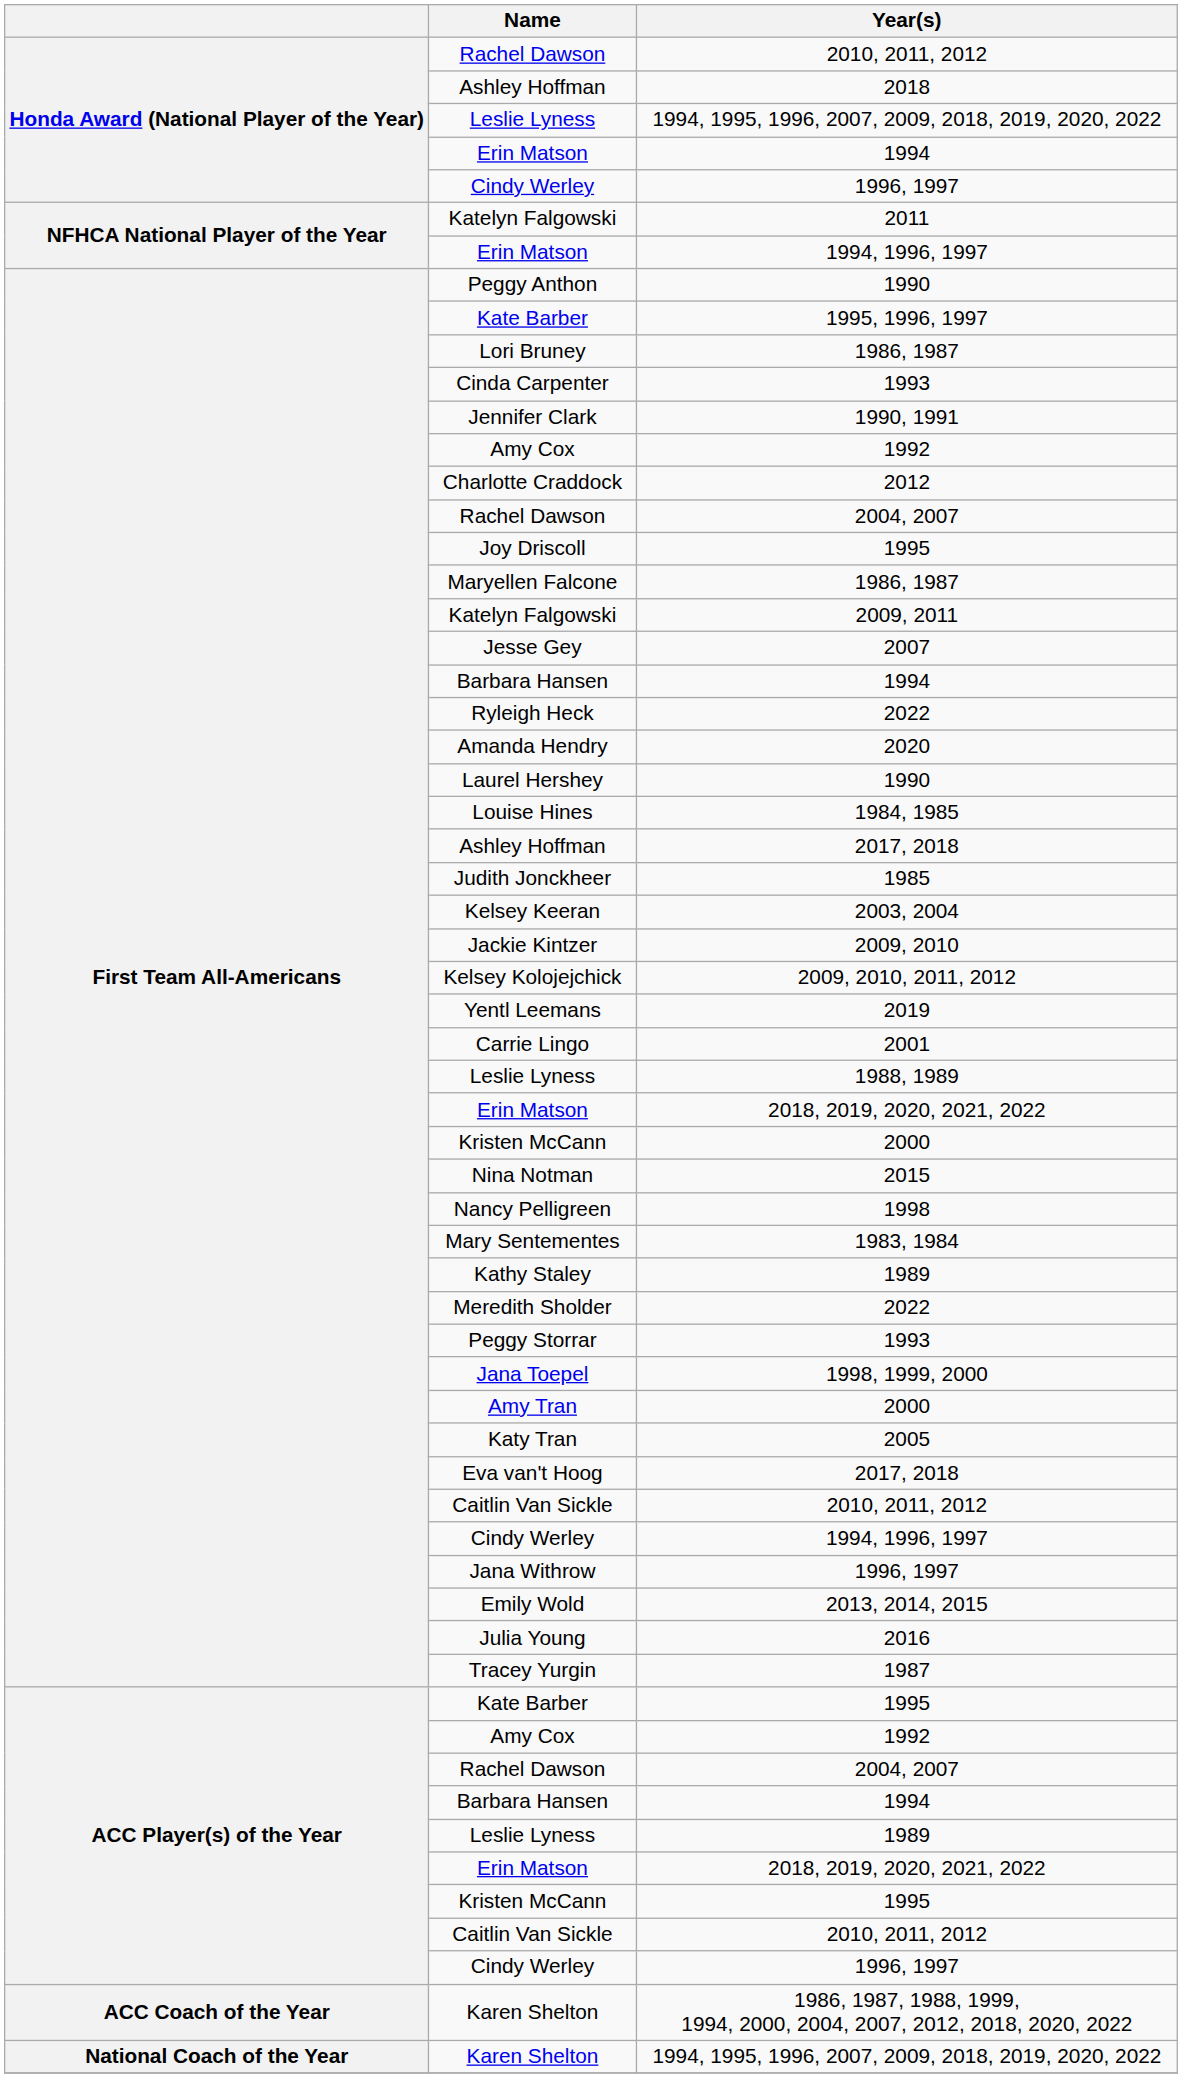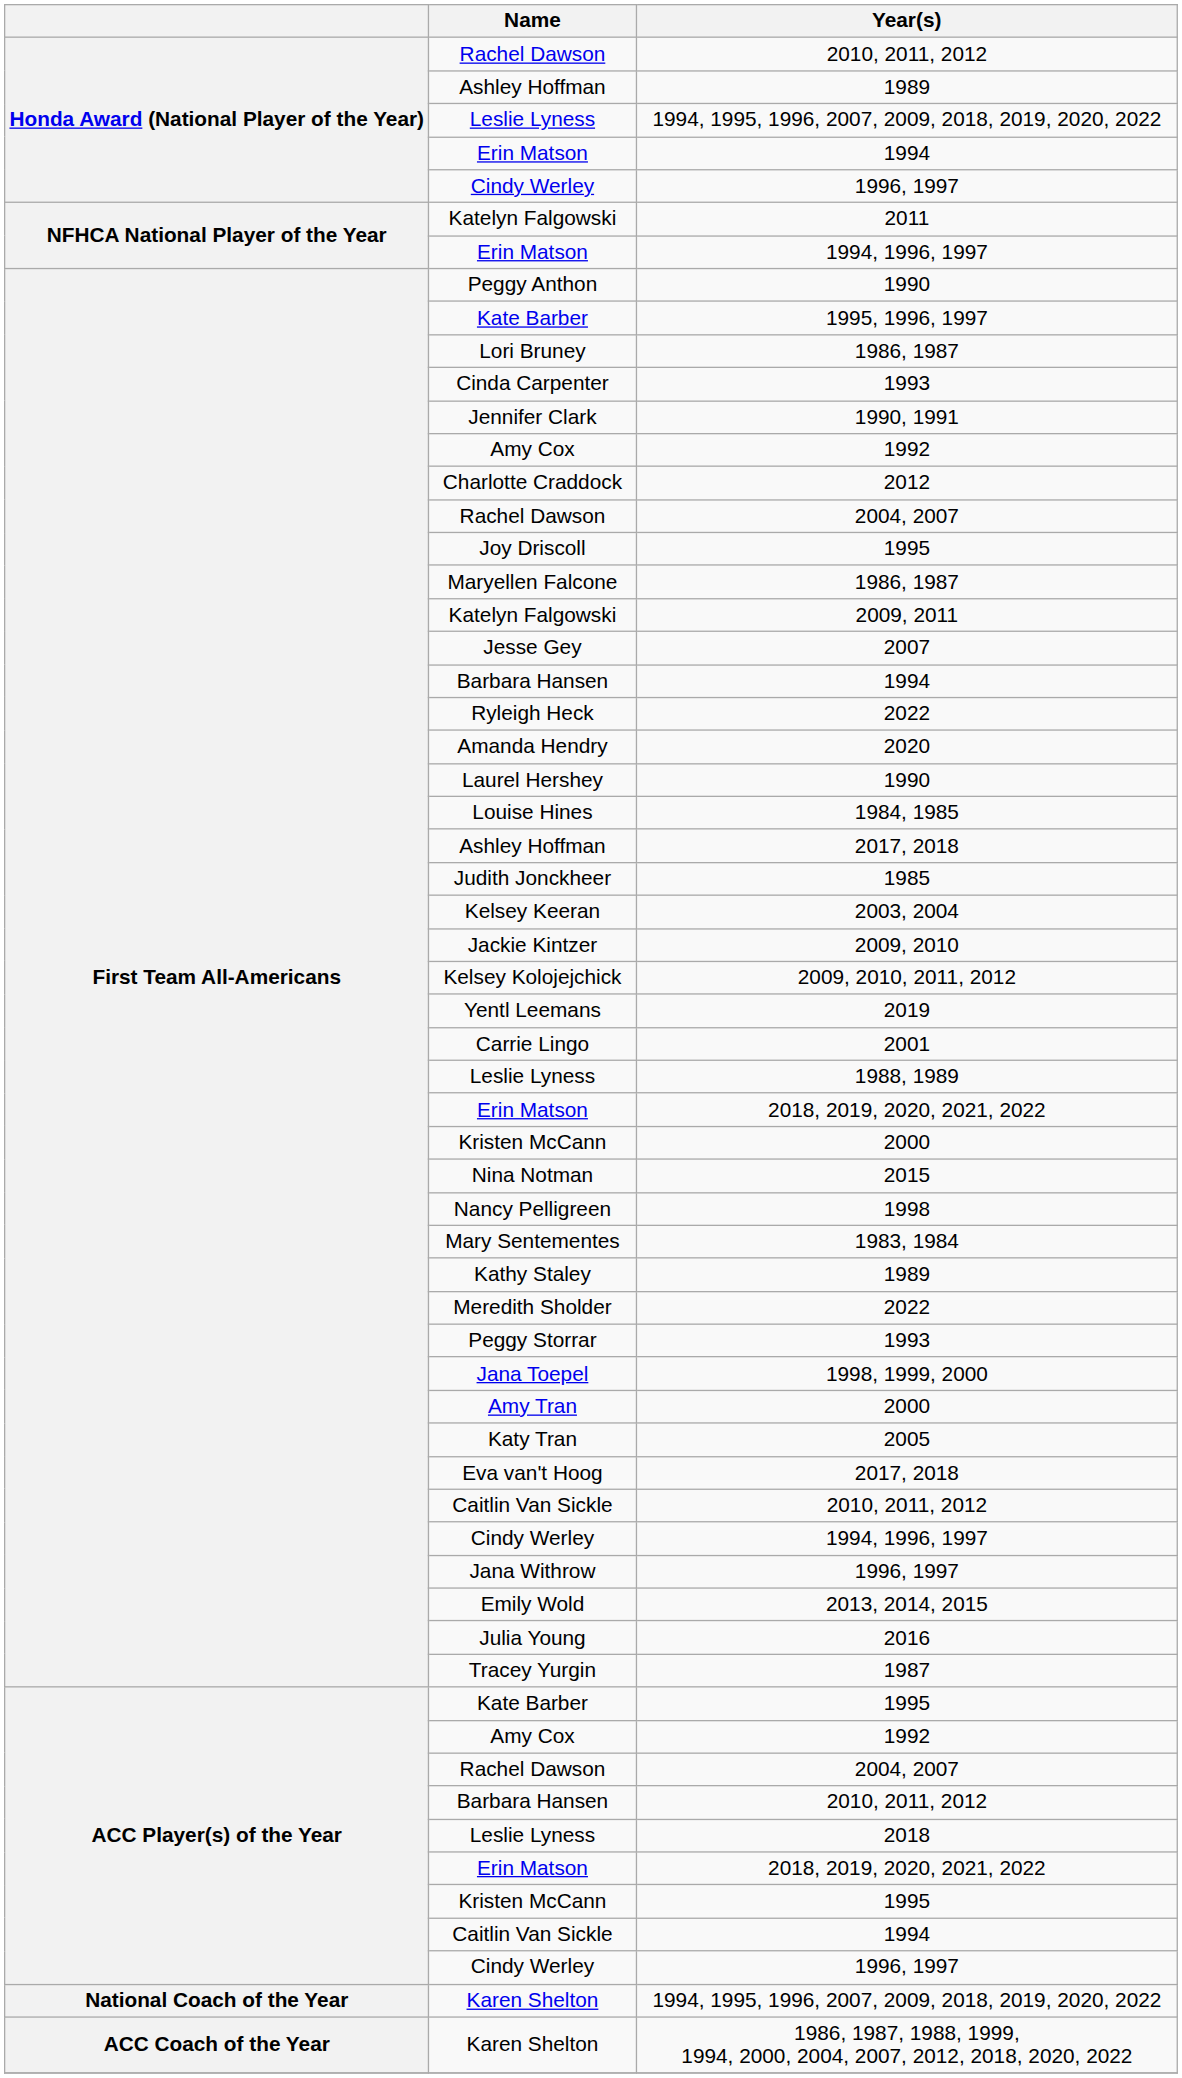(907, 86) 2018 -> (907, 86) 1989
(907, 1802) 1994 -> (907, 1802) 2010, 2011, 2012
(907, 1835) 1989 -> (907, 1835) 2018
(907, 1934) 2010, 2011, 2012 -> (907, 1934) 1994
rows swapped: (217, 2056) <-> (217, 2011)
